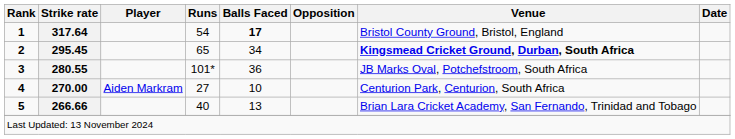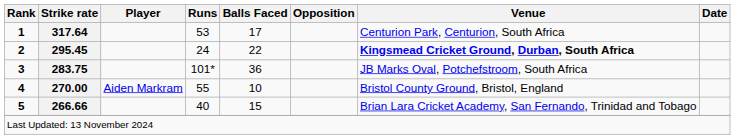(203, 32) 54 -> (203, 32) 53
(255, 32) bold -> (255, 32) normal
(462, 32) Bristol County Ground, Bristol, England -> (462, 32) Centurion Park, Centurion, South Africa
(203, 50) 65 -> (203, 50) 24
(255, 50) 34 -> (255, 50) 22
(70, 69) 280.55 -> (70, 69) 283.75
(203, 87) 27 -> (203, 87) 55
(462, 87) Centurion Park, Centurion, South Africa -> (462, 87) Bristol County Ground, Bristol, England
(255, 106) 13 -> (255, 106) 15
